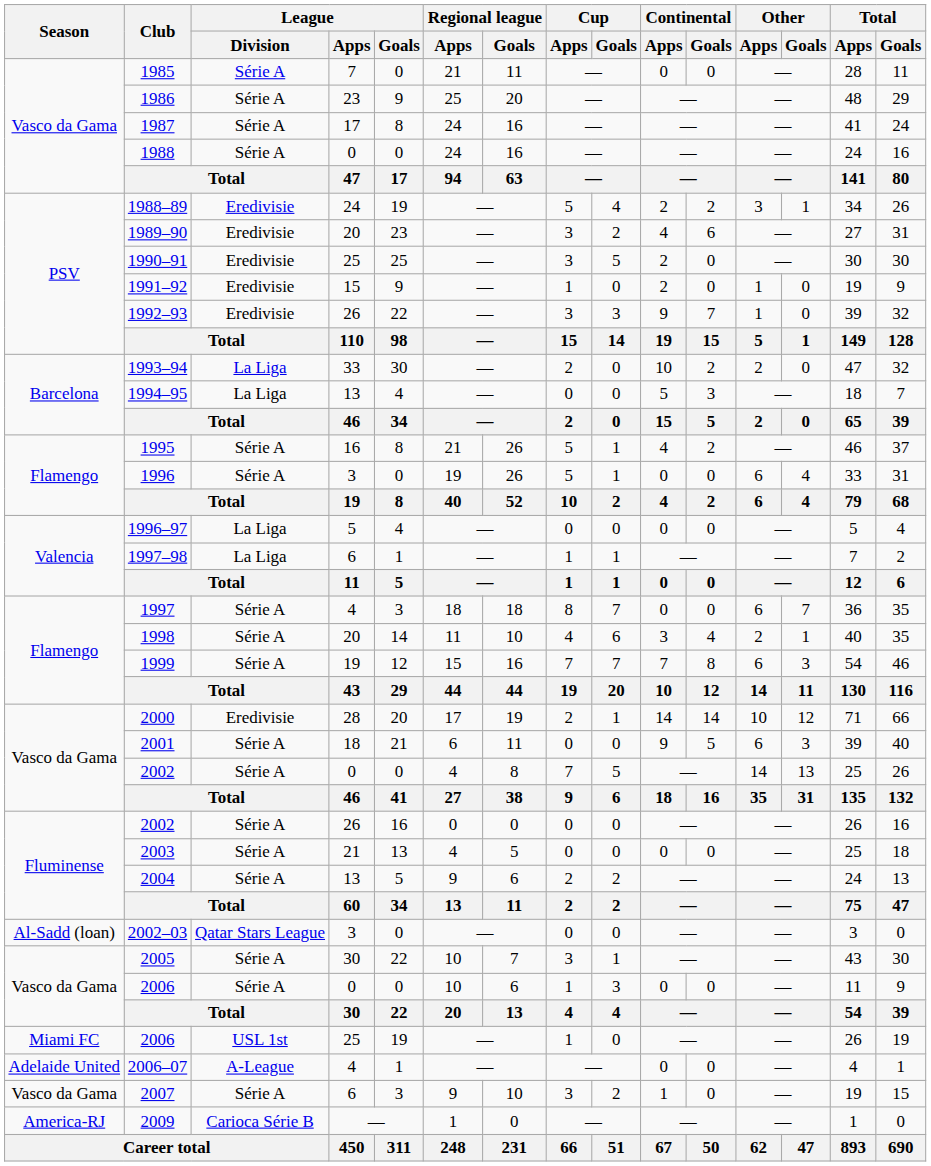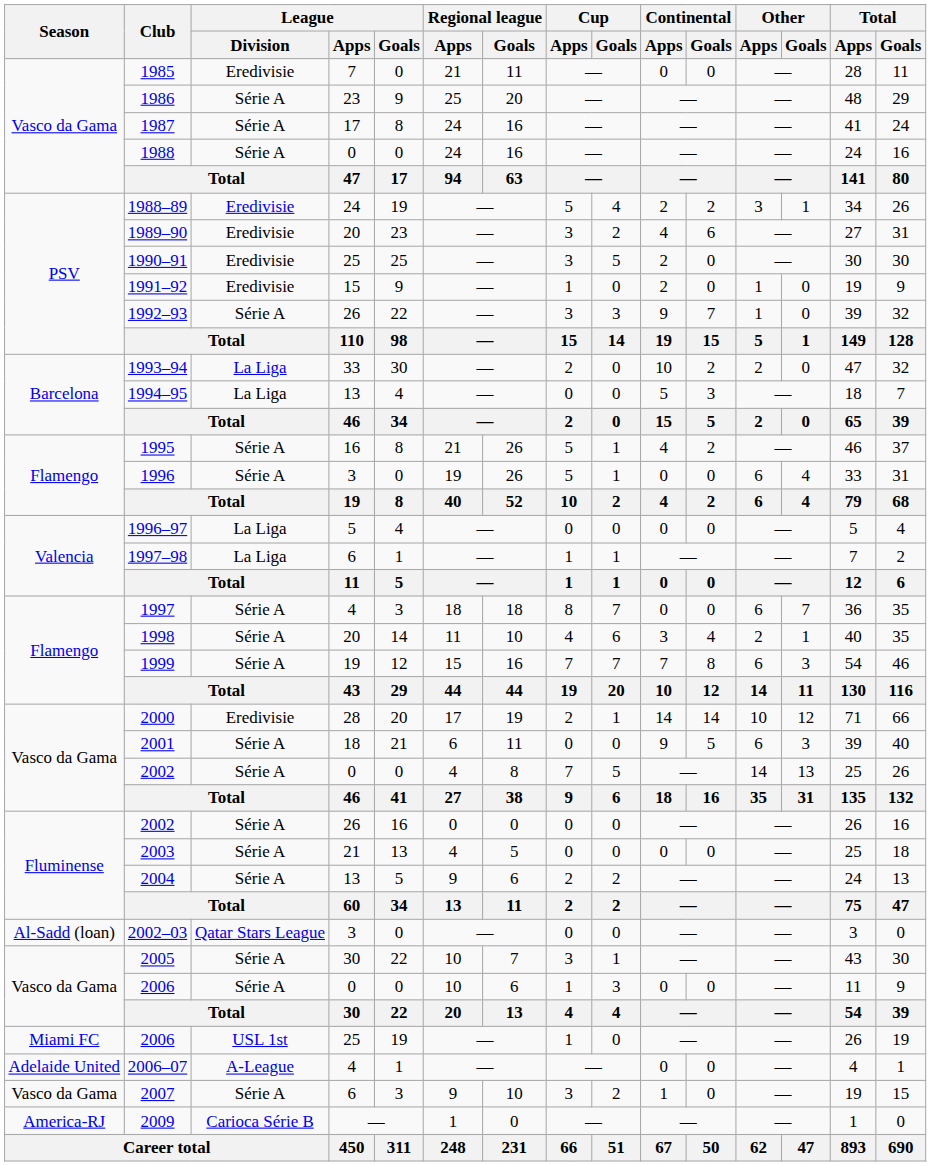(260, 71) Série A -> (260, 71) Eredivisie
(260, 313) Eredivisie -> (260, 313) Série A
